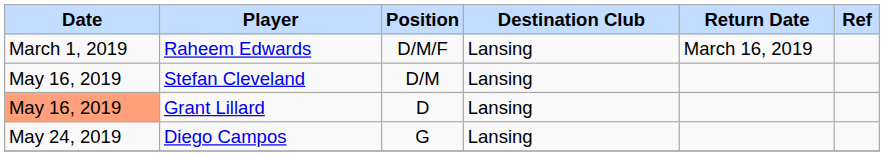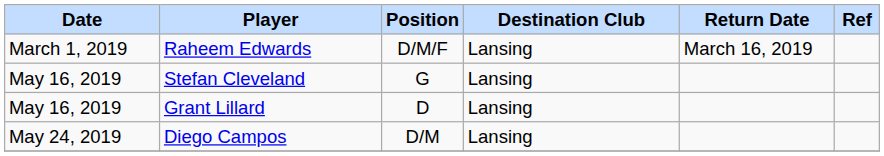(423, 78) D/M -> (423, 78) G
(65, 108) lightsalmon background -> (65, 108) no background
(423, 137) G -> (423, 137) D/M
